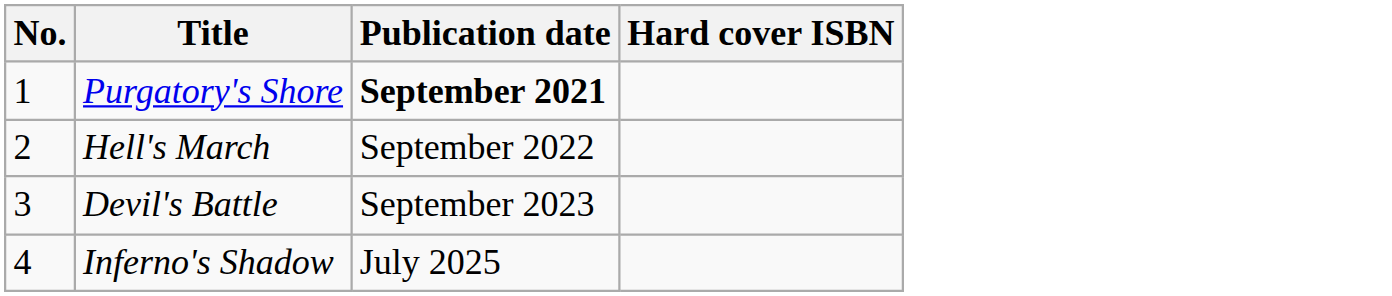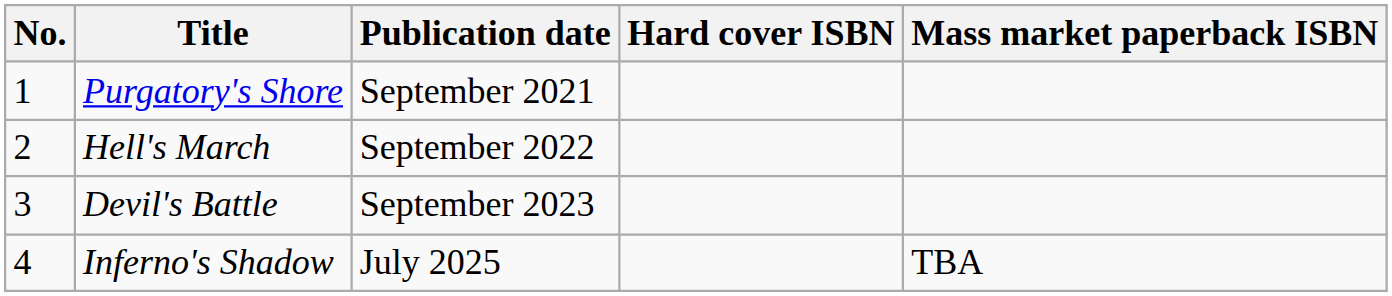+ column: (1145, 33)
(483, 90) bold -> (477, 90) normal
